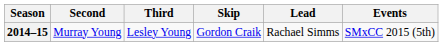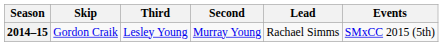columns swapped: (229, 13) <-> (87, 13)
